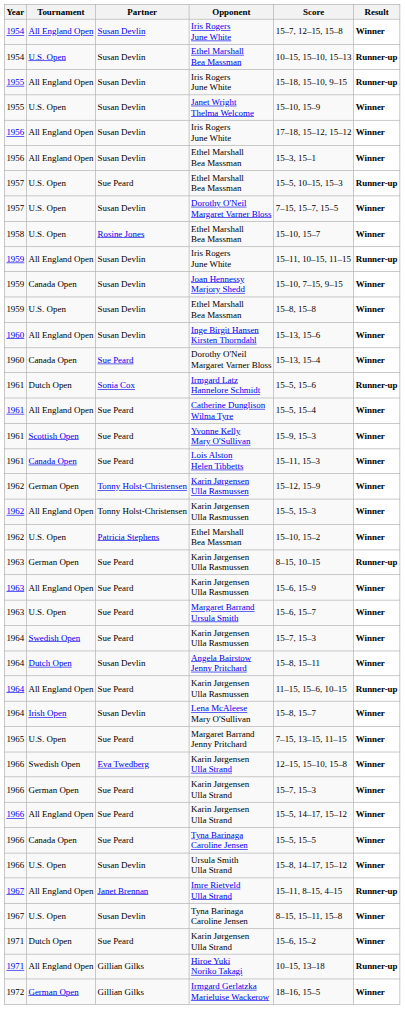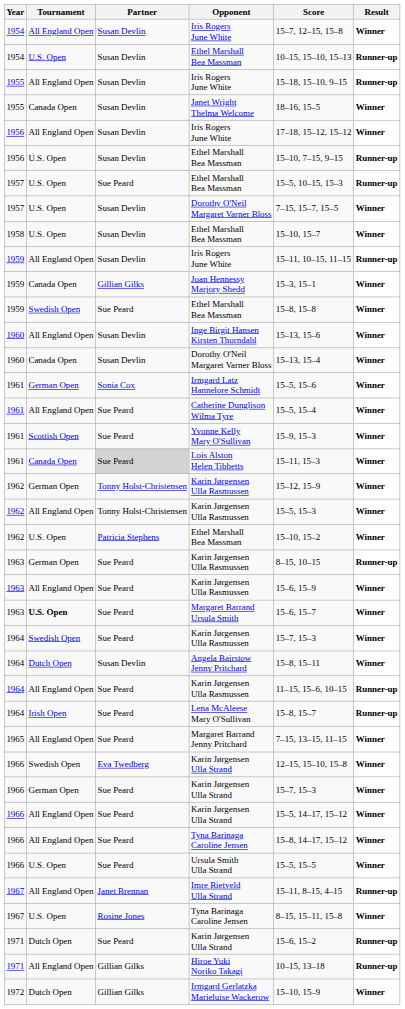(47, 108) U.S. Open -> (53, 108) Canada Open
(298, 108) 15–10, 15–9 -> (298, 108) 18–16, 15–5
(61, 158) All England Open -> (47, 158) U.S. Open
(296, 158) 15–3, 15–1 -> (309, 158) 15–10, 7–15, 9–15
(370, 158) Winner -> (377, 158) Runner-up
(121, 234) Rosine Jones -> (121, 234) Susan Devlin
(121, 284) Susan Devlin -> (121, 284) Gillian Gilks
(309, 284) 15–10, 7–15, 9–15 -> (296, 284) 15–3, 15–1
(47, 310) U.S. Open -> (54, 310) Swedish Open
(121, 310) Susan Devlin -> (116, 310) Sue Peard
(116, 360) Sue Peard -> (121, 360) Susan Devlin
(50, 385) Dutch Open -> (54, 385) German Open
(377, 385) Runner-up -> (370, 385) Winner
(116, 461) no background -> (116, 461) lightgrey background
(47, 613) normal -> (48, 613) bold
(121, 714) Susan Devlin -> (116, 714) Sue Peard
(370, 714) Winner -> (377, 714) Runner-up
(47, 739) U.S. Open -> (61, 739) All England Open
(53, 840) Canada Open -> (61, 840) All England Open
(296, 840) 15–5, 15–5 -> (311, 840) 15–8, 14–17, 15–12
(121, 865) Susan Devlin -> (116, 865) Sue Peard
(311, 865) 15–8, 14–17, 15–12 -> (296, 865) 15–5, 15–5
(121, 916) Susan Devlin -> (121, 916) Rosine Jones
(370, 941) Winner -> (377, 941) Runner-up
(54, 992) German Open -> (50, 992) Dutch Open
(298, 992) 18–16, 15–5 -> (298, 992) 15–10, 15–9
